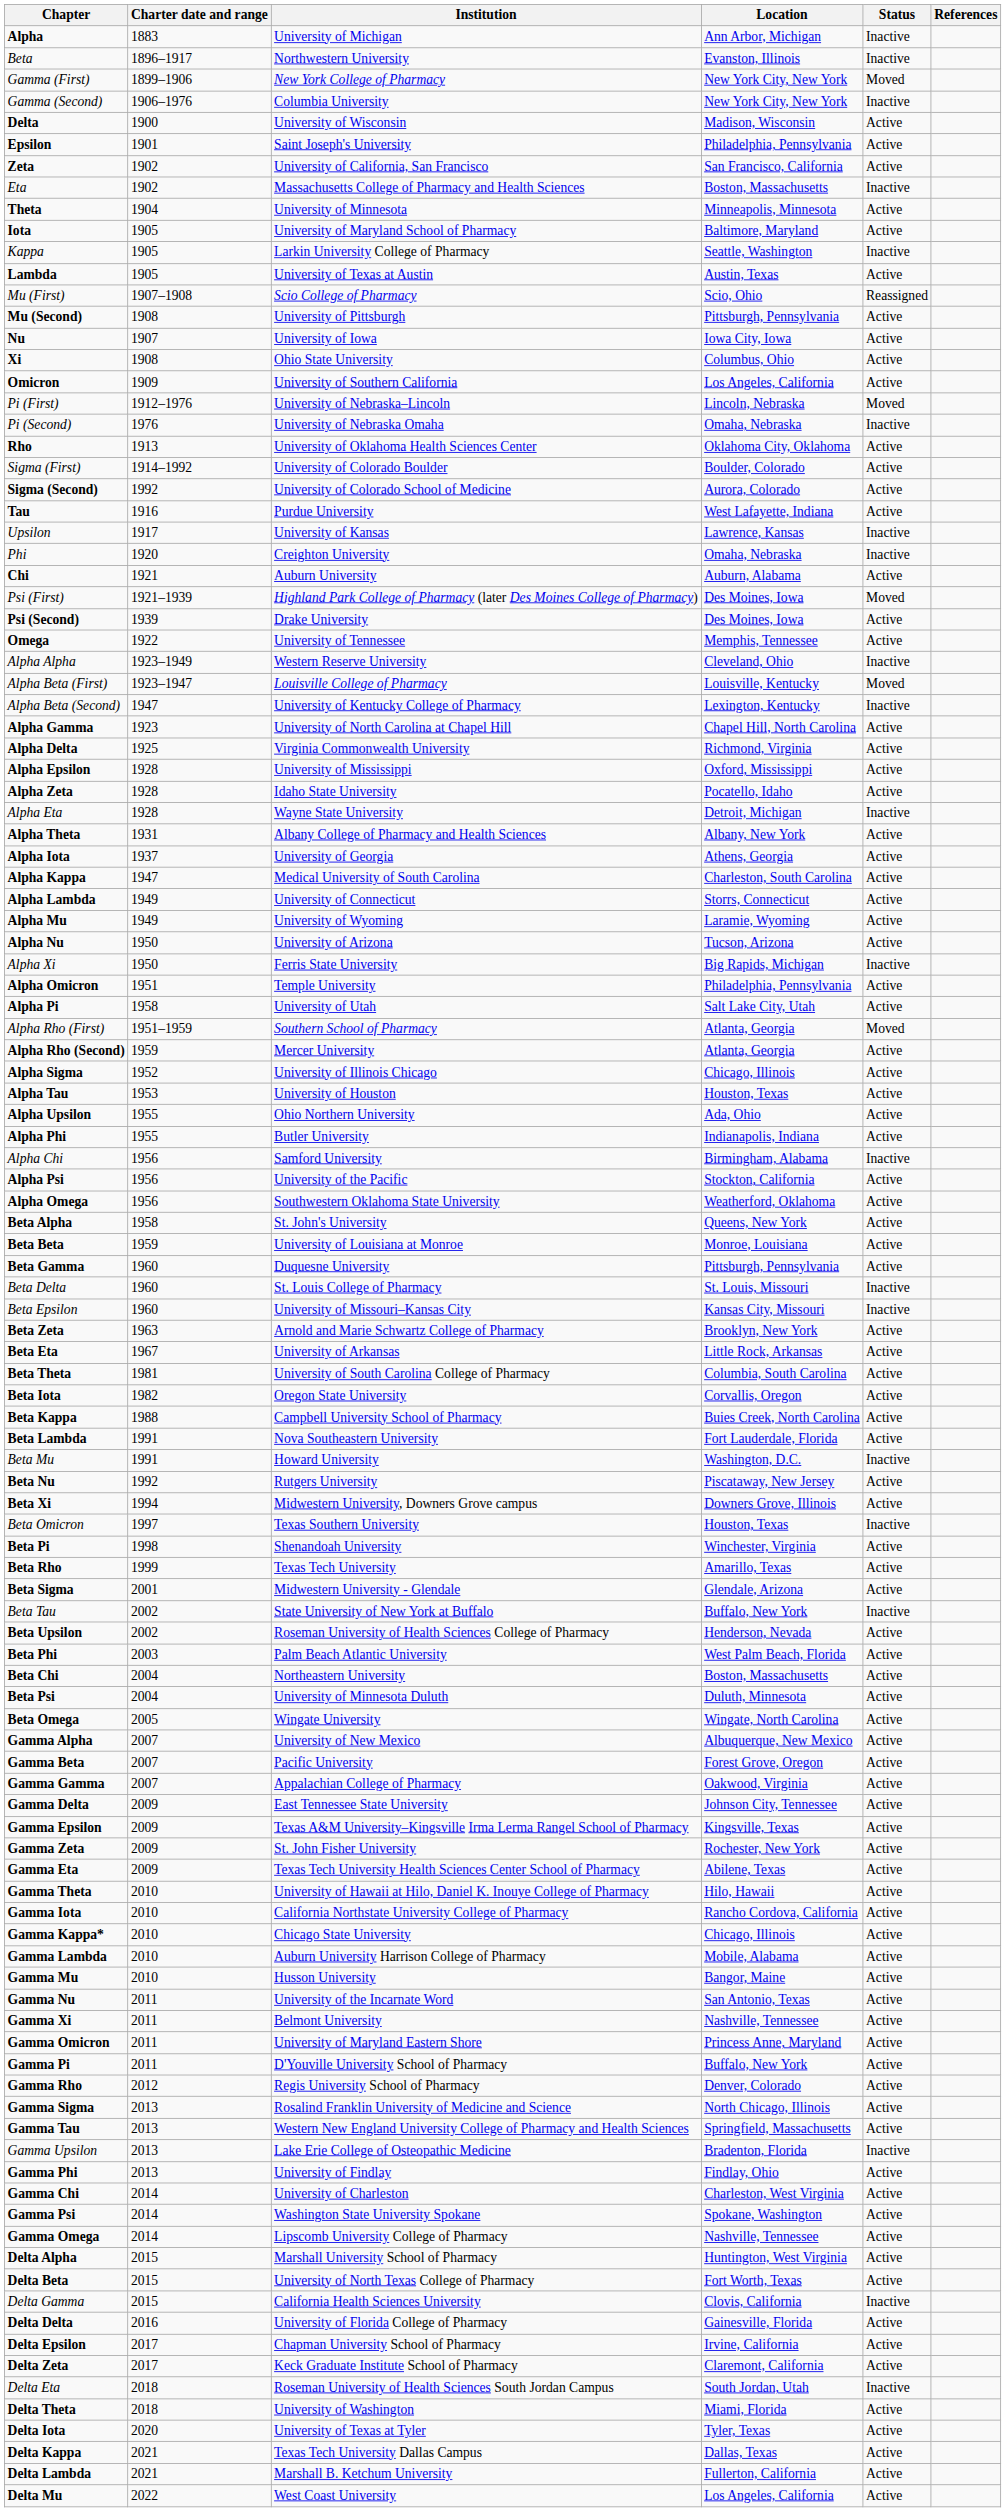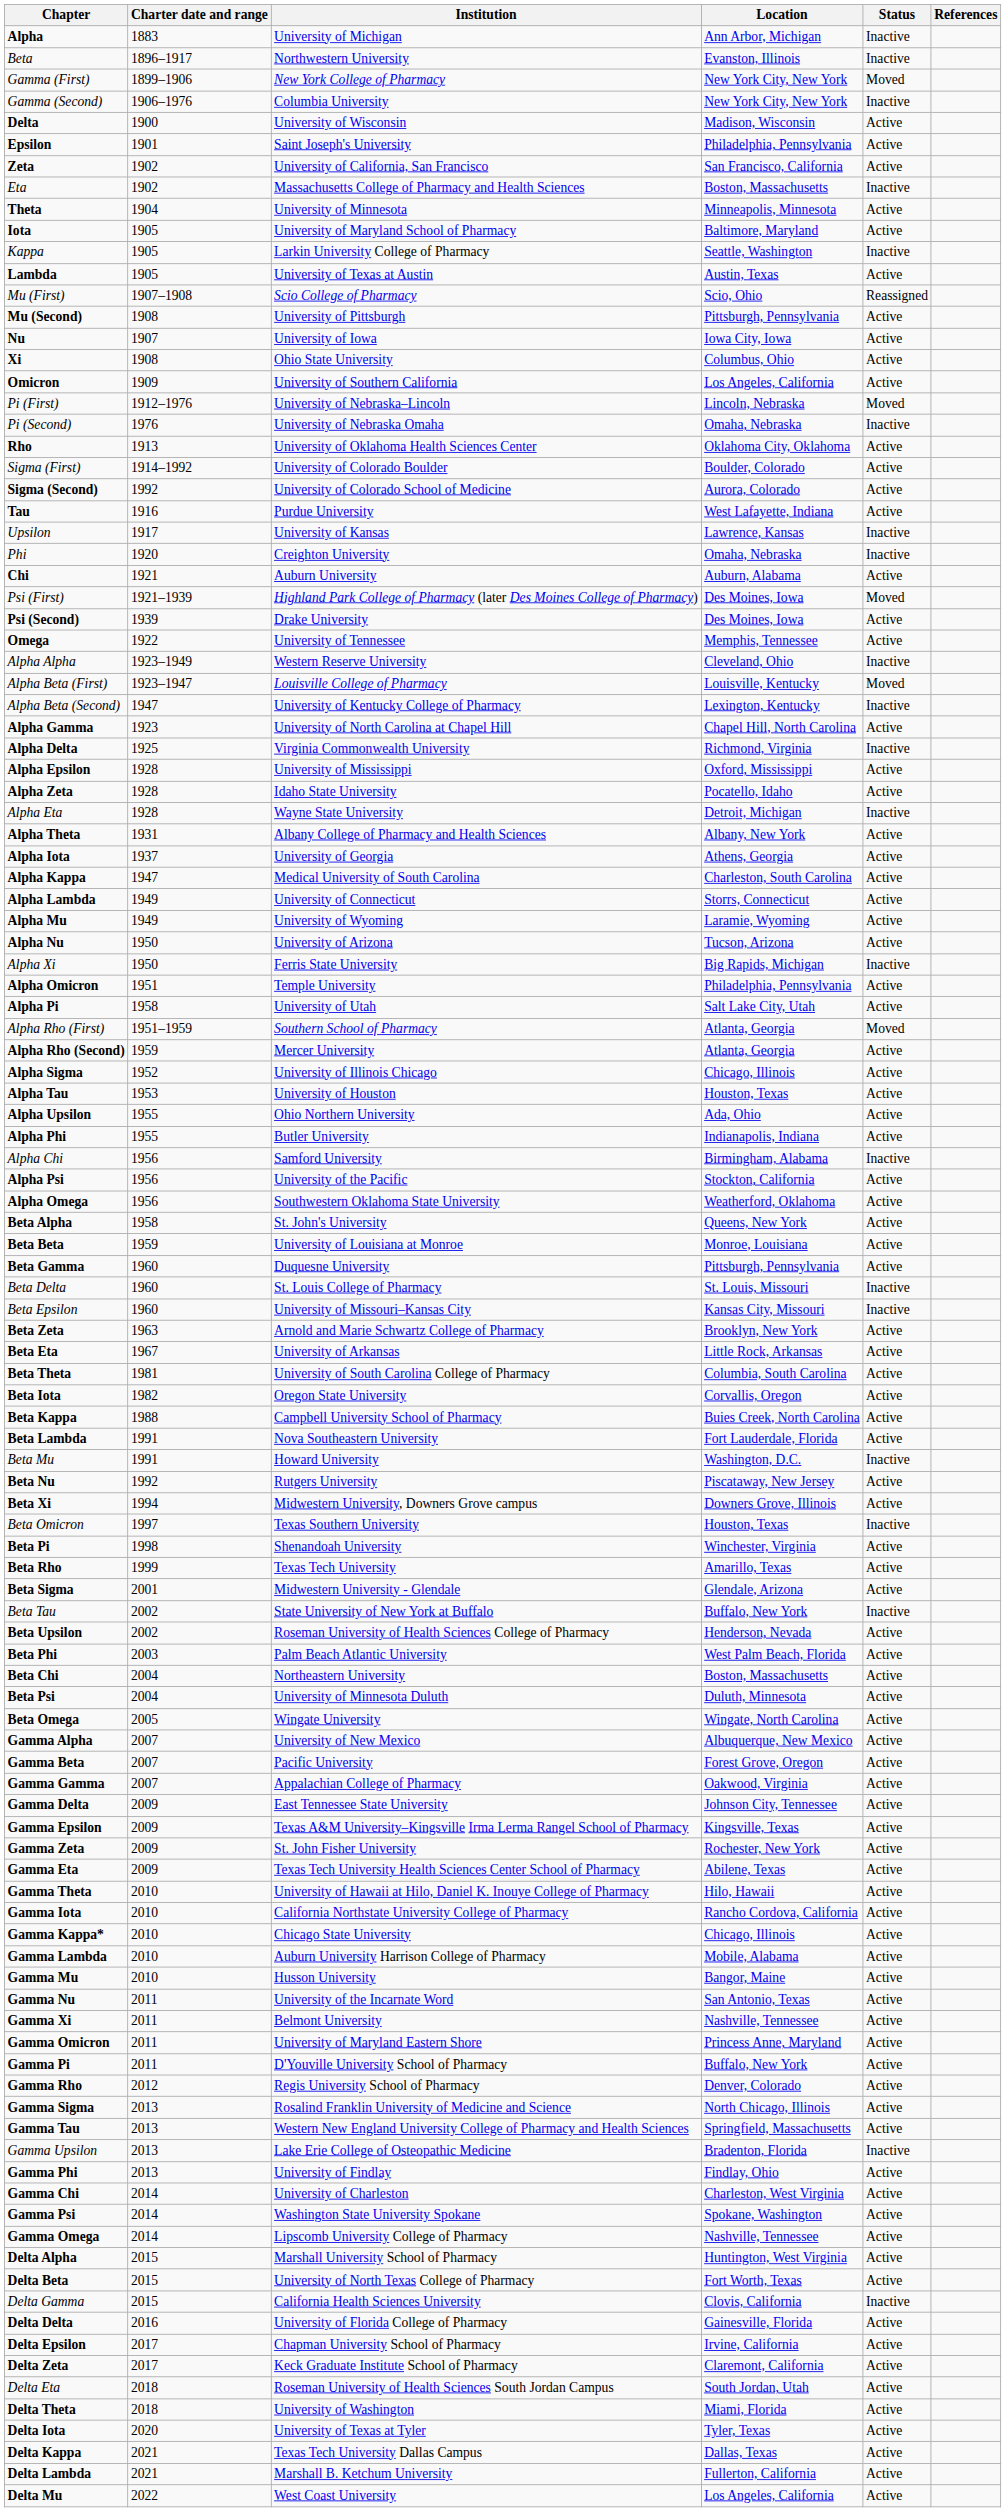(884, 748) Active -> (888, 748) Inactive
(888, 2387) Inactive -> (884, 2387) Active
